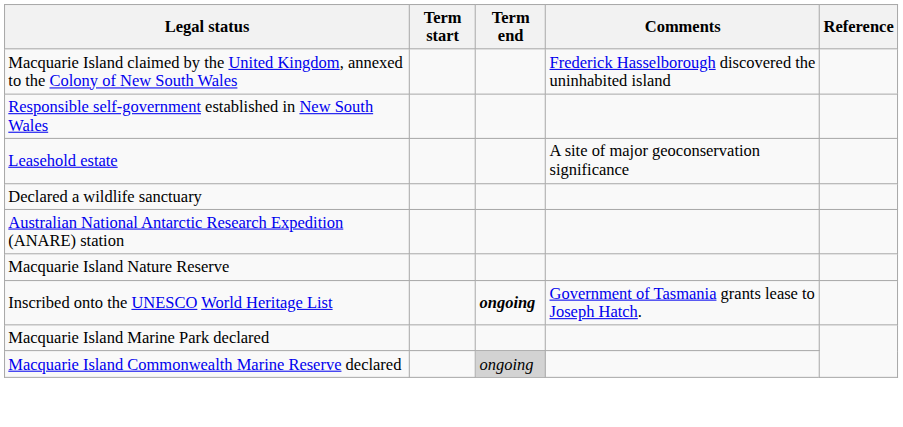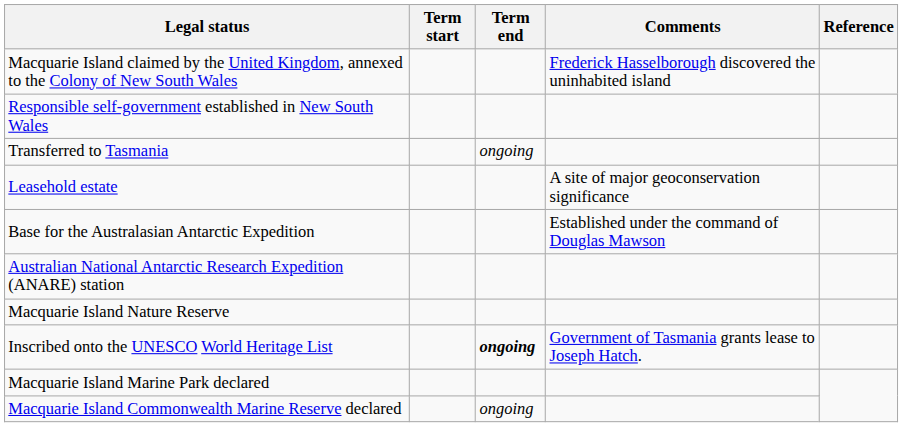+ row: (88, 151)
+ row: (161, 231)
- row: (105, 196)
(507, 364) lightgrey background -> (507, 408) no background
